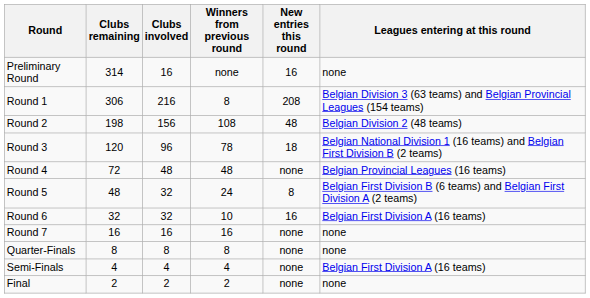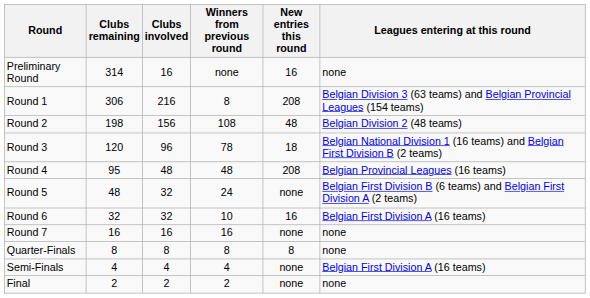(114, 170) 72 -> (114, 170) 95
(291, 170) none -> (291, 170) 208
(291, 193) 8 -> (291, 193) none
(291, 250) none -> (291, 250) 8
